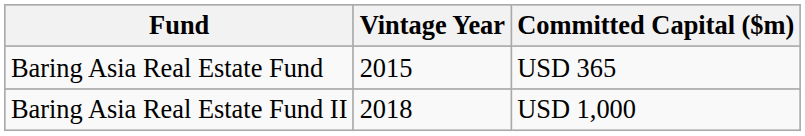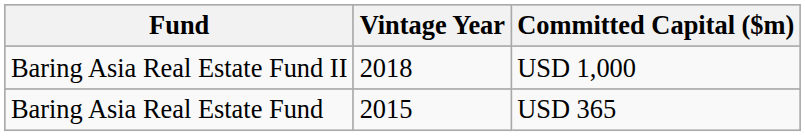rows swapped: (167, 67) <-> (179, 109)
